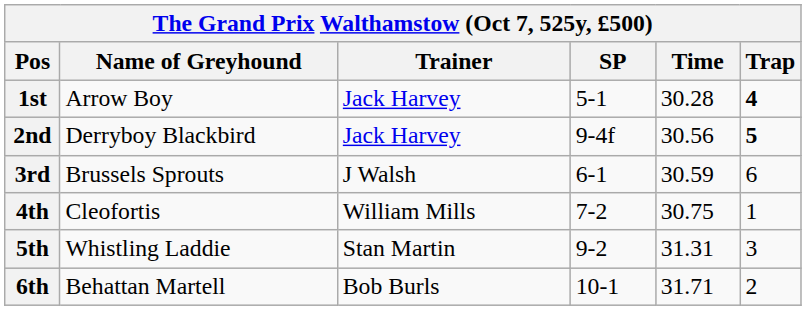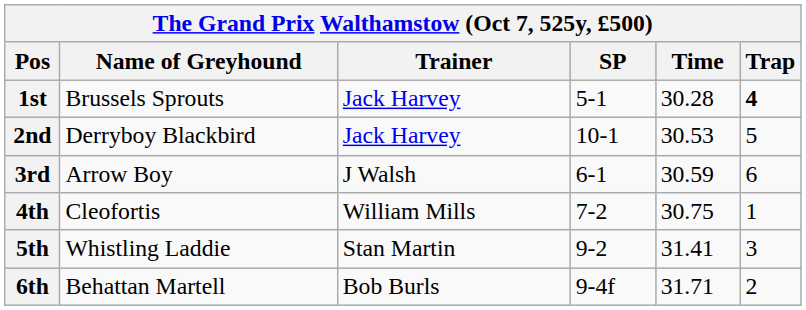(119, 98) Arrow Boy -> (145, 98) Brussels Sprouts
(595, 135) 9-4f -> (597, 135) 10-1
(687, 135) 30.56 -> (687, 135) 30.53
(751, 135) bold -> (751, 135) normal
(145, 173) Brussels Sprouts -> (119, 173) Arrow Boy
(687, 248) 31.31 -> (687, 248) 31.41
(597, 286) 10-1 -> (595, 286) 9-4f
